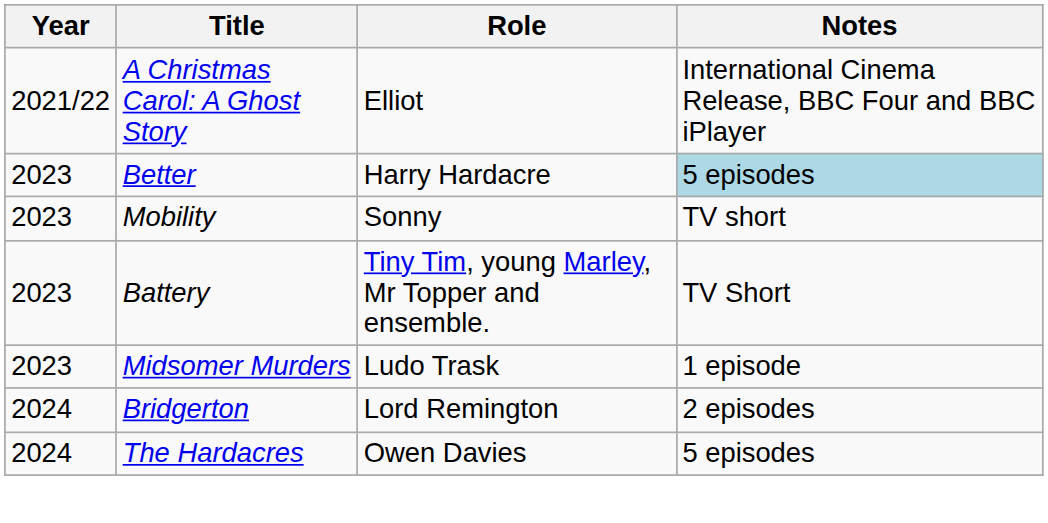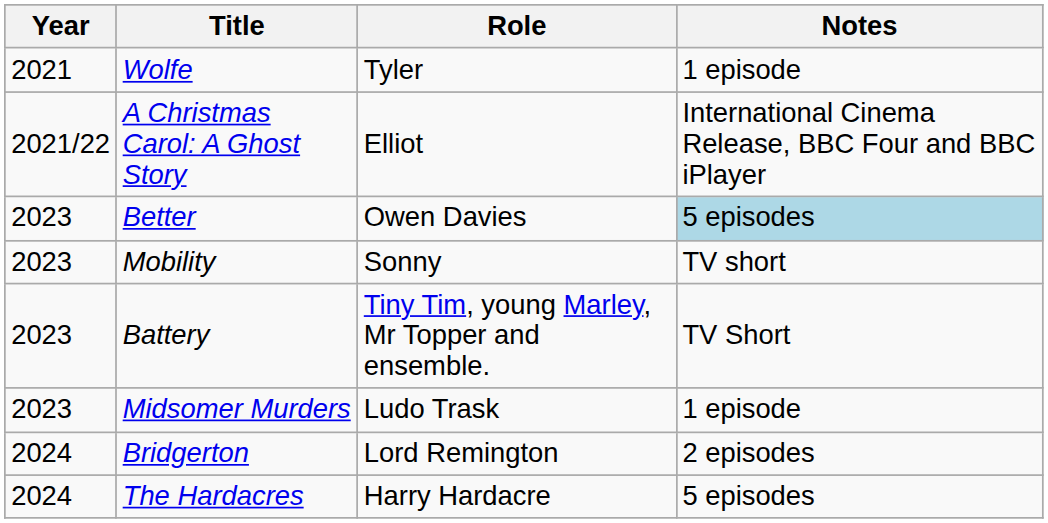+ row: (158, 69)
(457, 174) Harry Hardacre -> (445, 217) Owen Davies
(445, 453) Owen Davies -> (457, 496) Harry Hardacre
